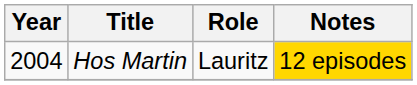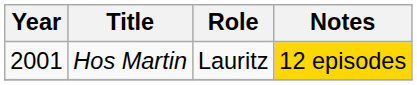(36, 60) 2004 -> (36, 60) 2001
